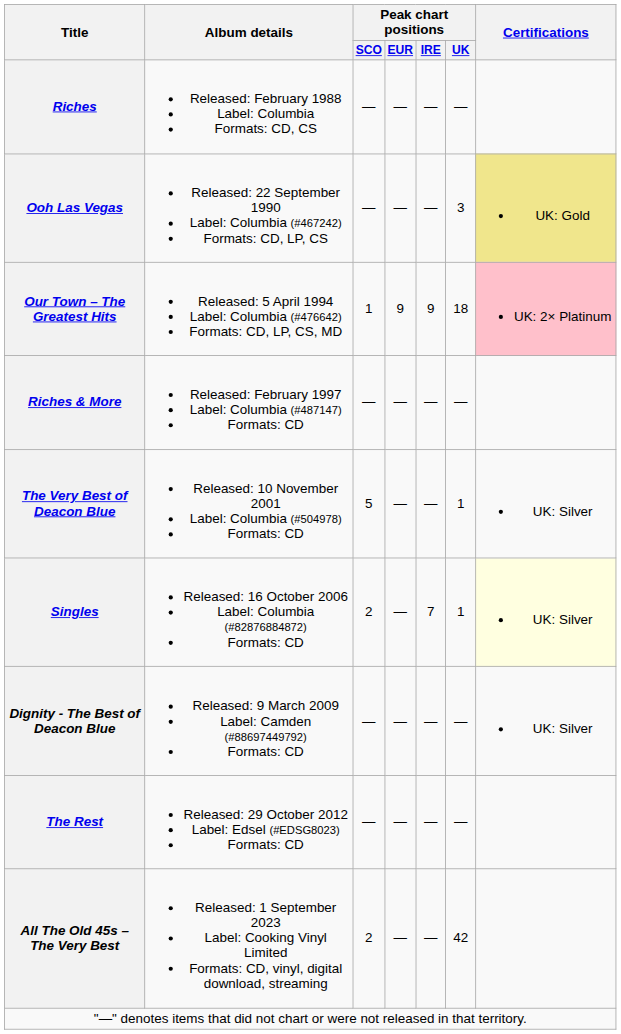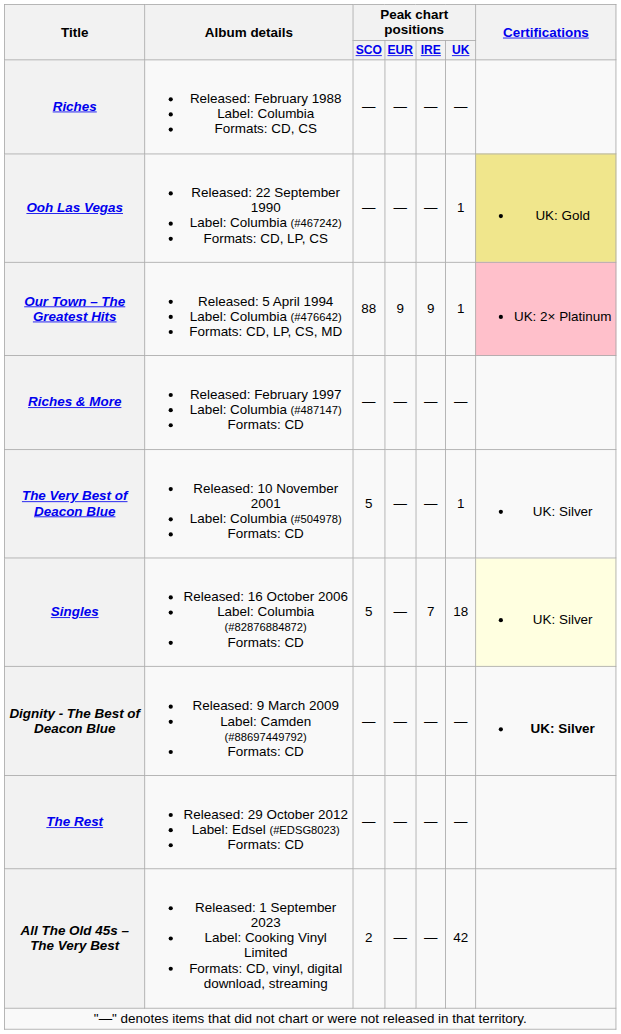(461, 207) 3 -> (461, 207) 1
(369, 309) 1 -> (369, 309) 88
(461, 309) 18 -> (461, 309) 1
(369, 612) 2 -> (369, 612) 5
(461, 612) 1 -> (461, 612) 18
(546, 729) normal -> (546, 729) bold
